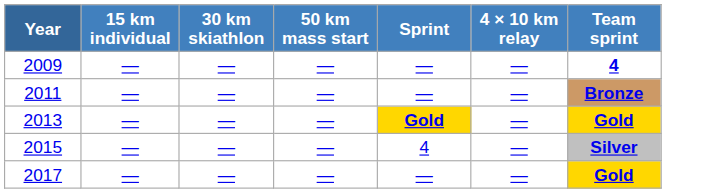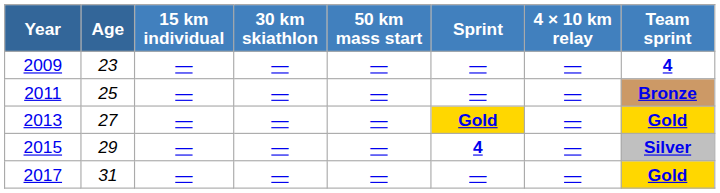+ column: (108, 28)
(424, 148) normal -> (478, 148) bold
